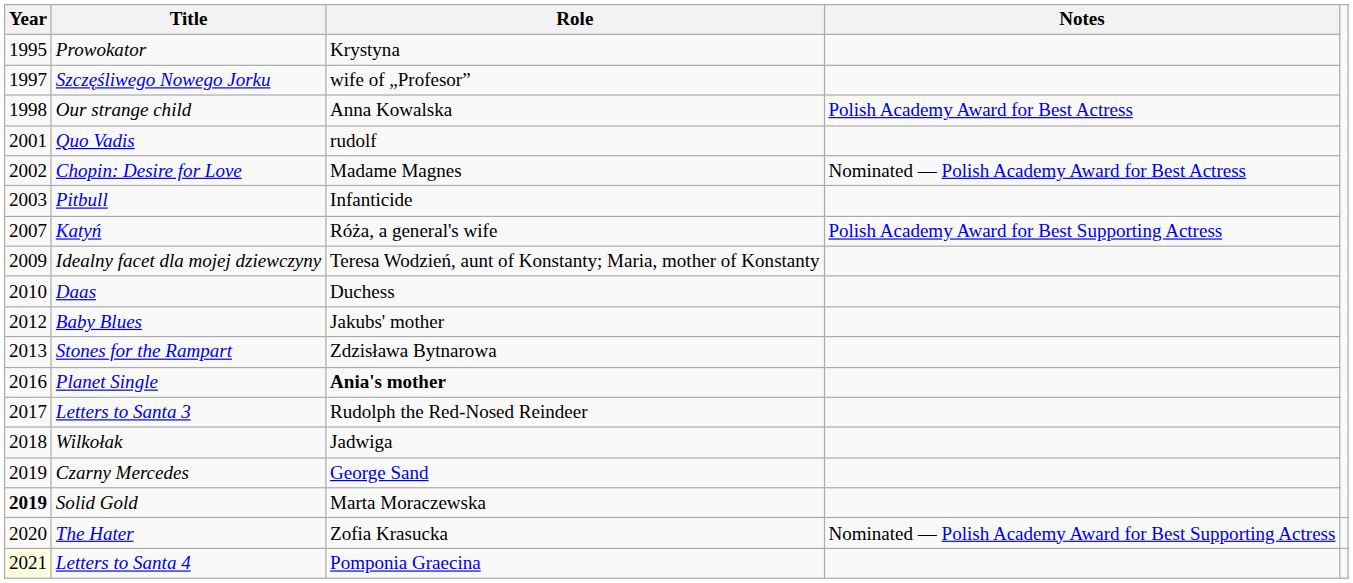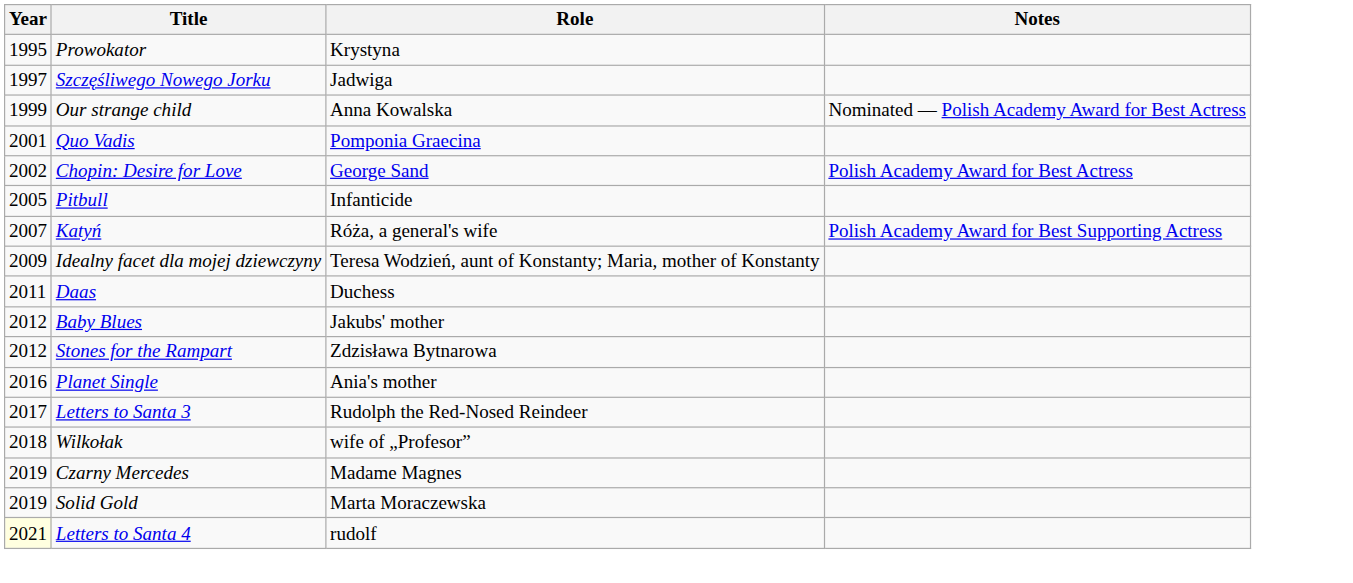(400, 79) wife of „Profesor” -> (361, 79) Jadwiga
(28, 110) 1998 -> (28, 110) 1999
(981, 110) Polish Academy Award for Best Actress -> (1037, 110) Nominated — Polish Academy Award for Best Actress
(353, 140) rudolf -> (405, 140) Pomponia Graecina
(396, 170) Madame Magnes -> (379, 170) George Sand
(1037, 170) Nominated — Polish Academy Award for Best Actress -> (981, 170) Polish Academy Award for Best Actress
(28, 200) 2003 -> (28, 200) 2005
(28, 291) 2010 -> (28, 291) 2011
(28, 351) 2013 -> (28, 351) 2012
(388, 381) bold -> (383, 381) normal
(361, 442) Jadwiga -> (400, 442) wife of „Profesor”
(379, 472) George Sand -> (396, 472) Madame Magnes
(28, 502) bold -> (28, 502) normal
- row: (95, 532)
(405, 563) Pomponia Graecina -> (353, 532) rudolf
